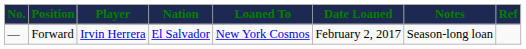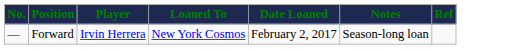- column: (181, 14)
